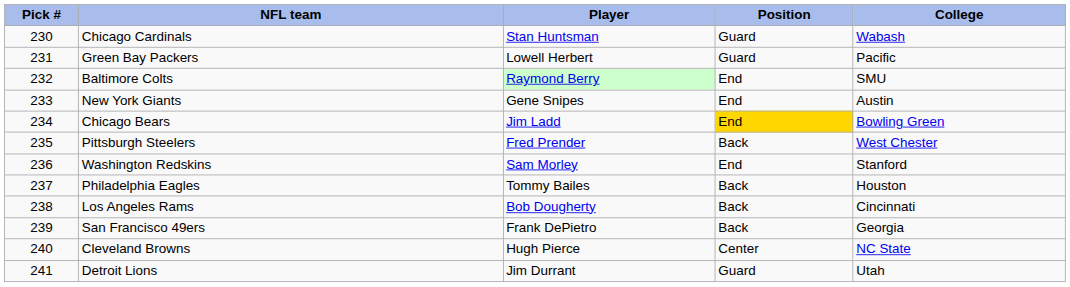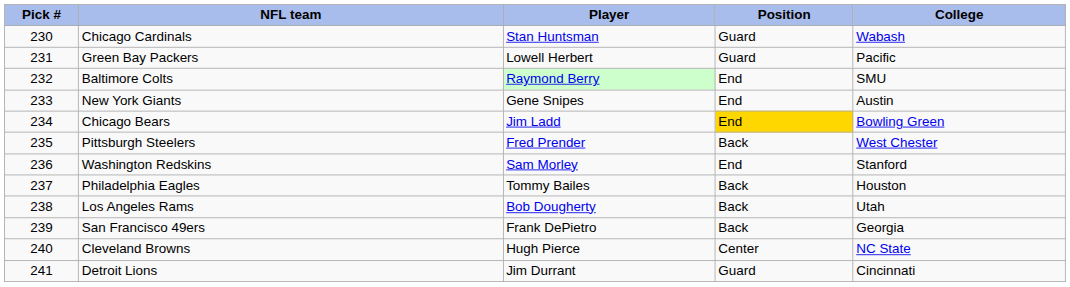(886, 206) Cincinnati -> (870, 206) Utah
(870, 270) Utah -> (886, 270) Cincinnati
